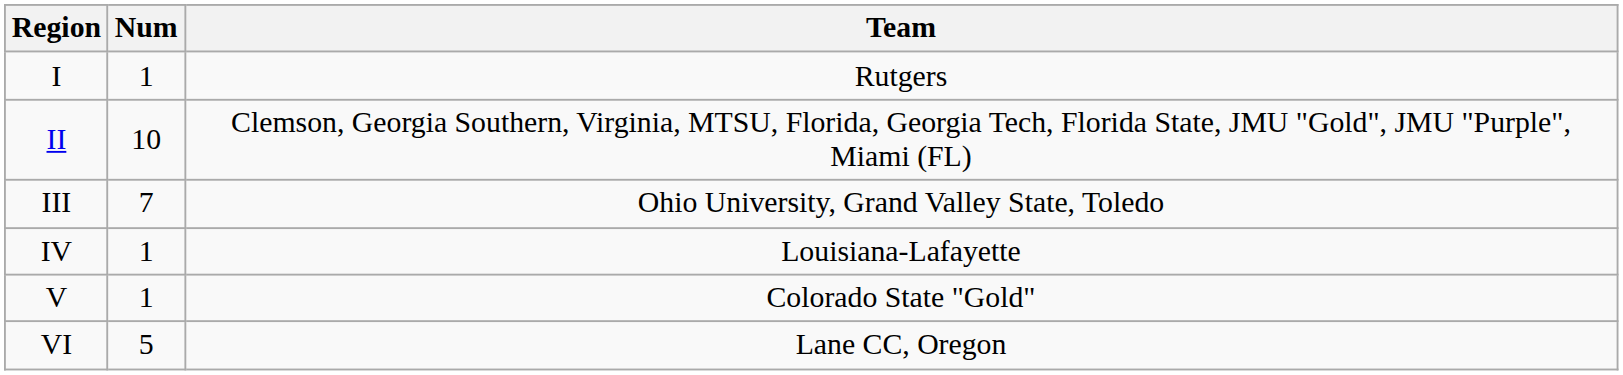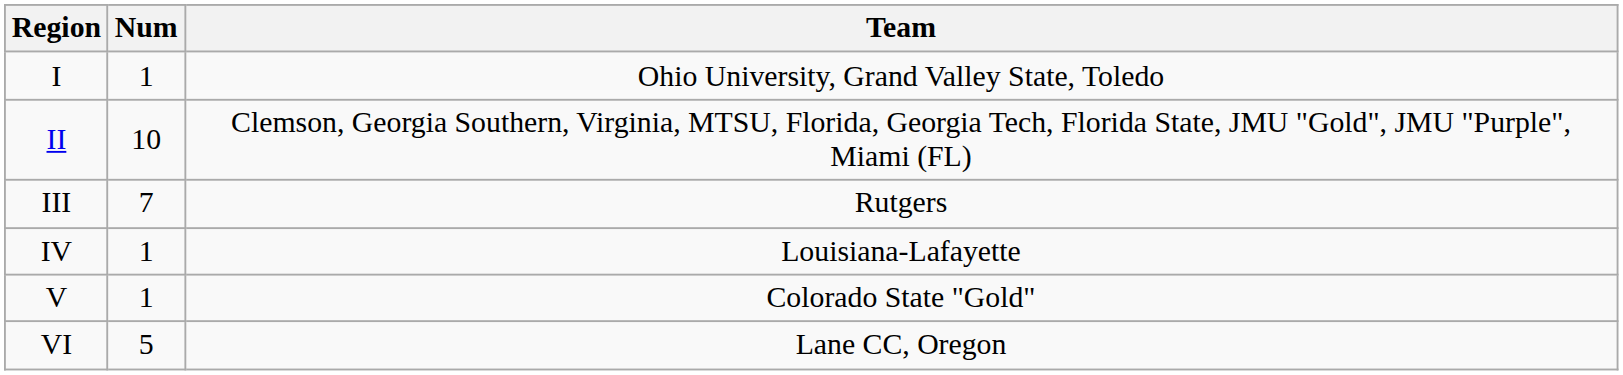(901, 75) Rutgers -> (901, 75) Ohio University, Grand Valley State, Toledo
(901, 203) Ohio University, Grand Valley State, Toledo -> (901, 203) Rutgers
